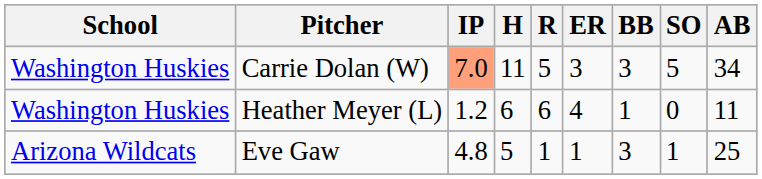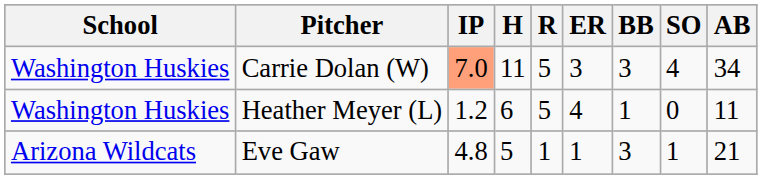(673, 67) 5 -> (673, 67) 4
(544, 109) 6 -> (544, 109) 5
(727, 151) 25 -> (727, 151) 21
